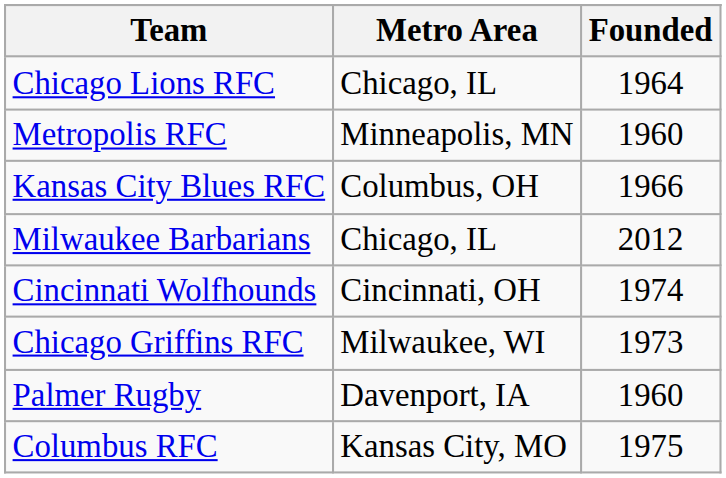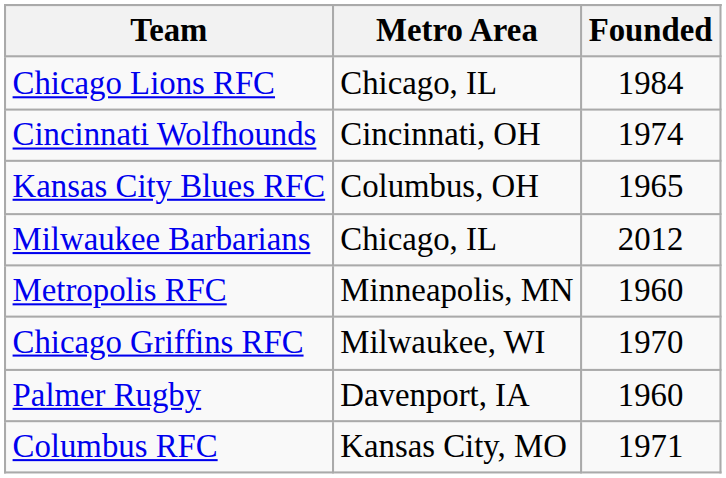(651, 82) 1964 -> (651, 82) 1984
rows swapped: (120, 134) <-> (164, 290)
(651, 186) 1966 -> (651, 186) 1965
(651, 342) 1973 -> (651, 342) 1970
(651, 446) 1975 -> (651, 446) 1971
